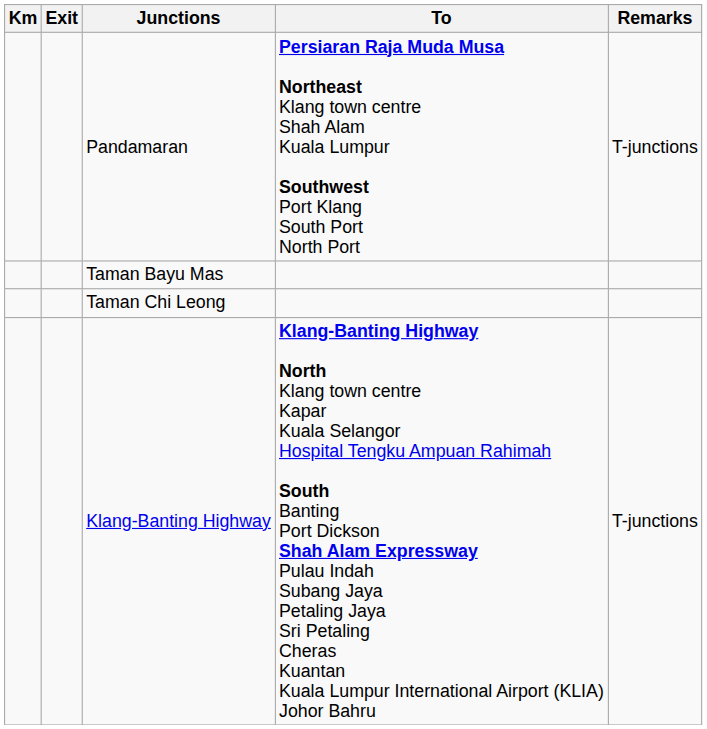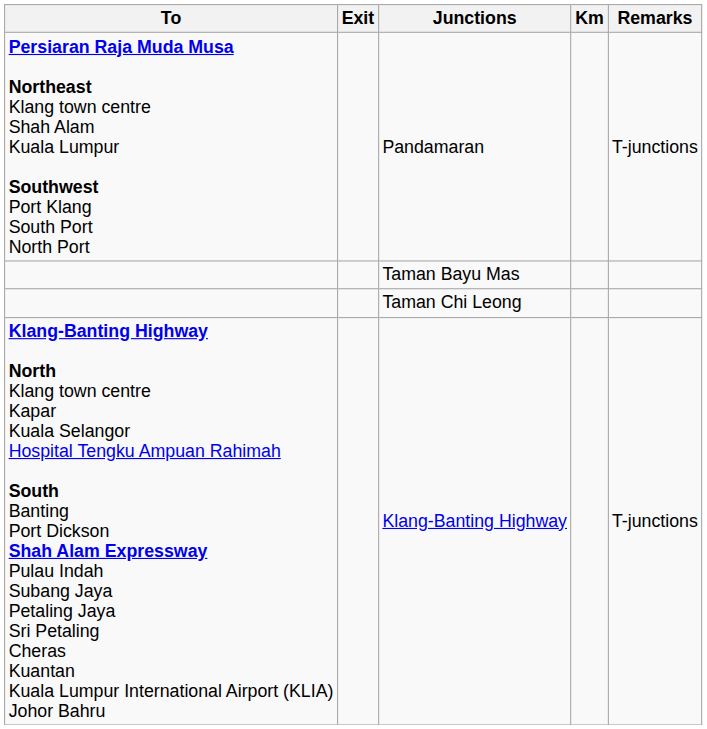columns swapped: (23, 18) <-> (441, 18)
